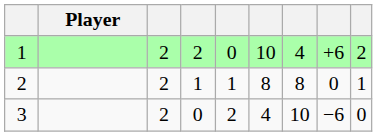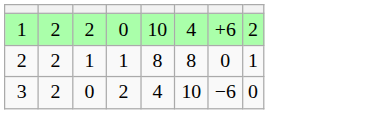- column: (93, 20)
